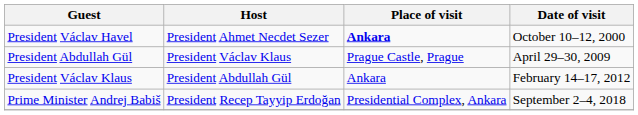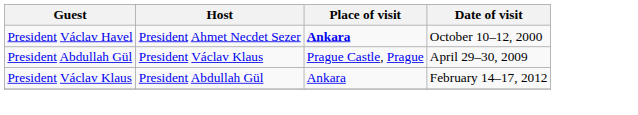- row: (84, 99)
